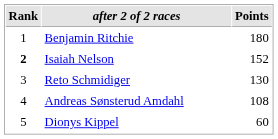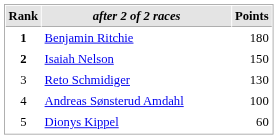(23, 38) normal -> (23, 38) bold
(259, 59) 152 -> (259, 59) 150
(259, 101) 108 -> (259, 101) 100
